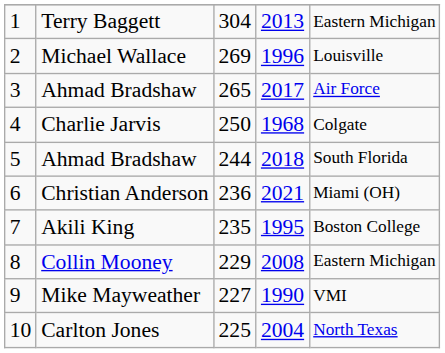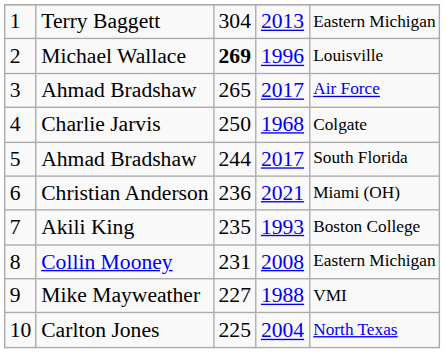(235, 55) normal -> (235, 55) bold
(283, 158) 2018 -> (283, 158) 2017
(283, 227) 1995 -> (283, 227) 1993
(235, 261) 229 -> (235, 261) 231
(283, 295) 1990 -> (283, 295) 1988
